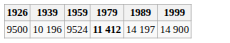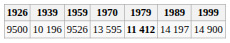+ column: (107, 12)
(77, 29) 9524 -> (77, 29) 9526
